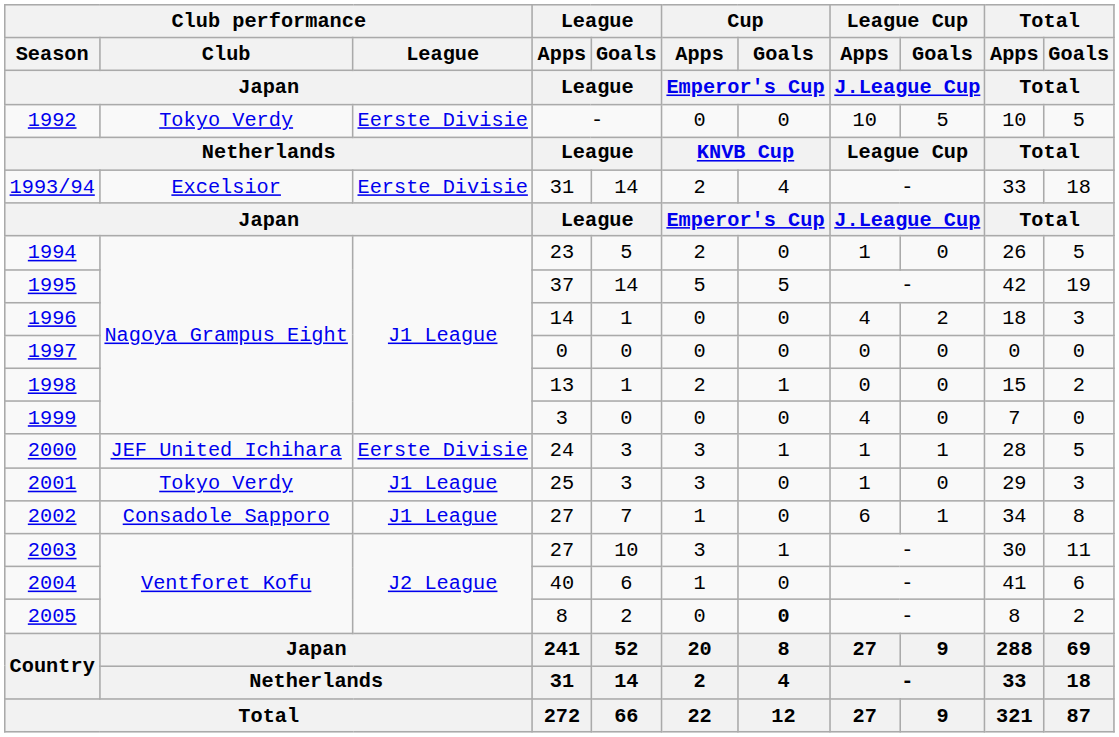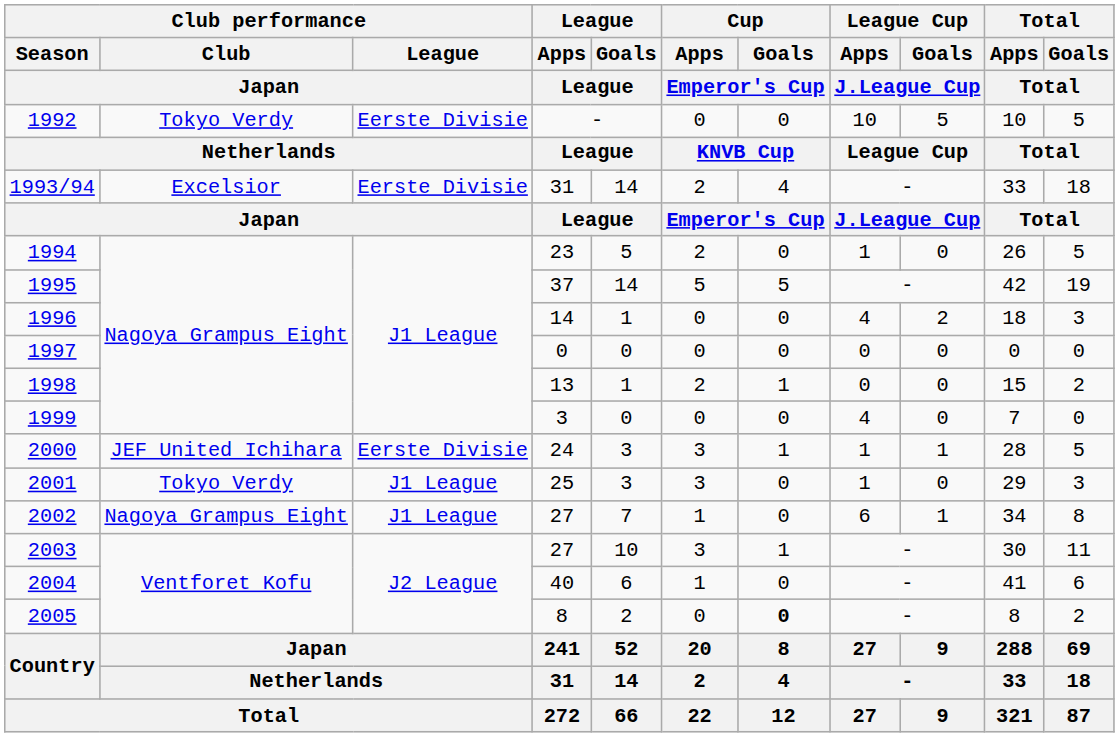(226, 517) Consadole Sapporo -> (226, 517) Nagoya Grampus Eight
